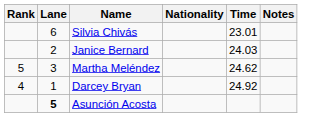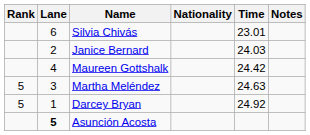+ row: (120, 68)
(243, 68) 24.62 -> (251, 86) 24.63
(21, 86) 4 -> (21, 104) 5
